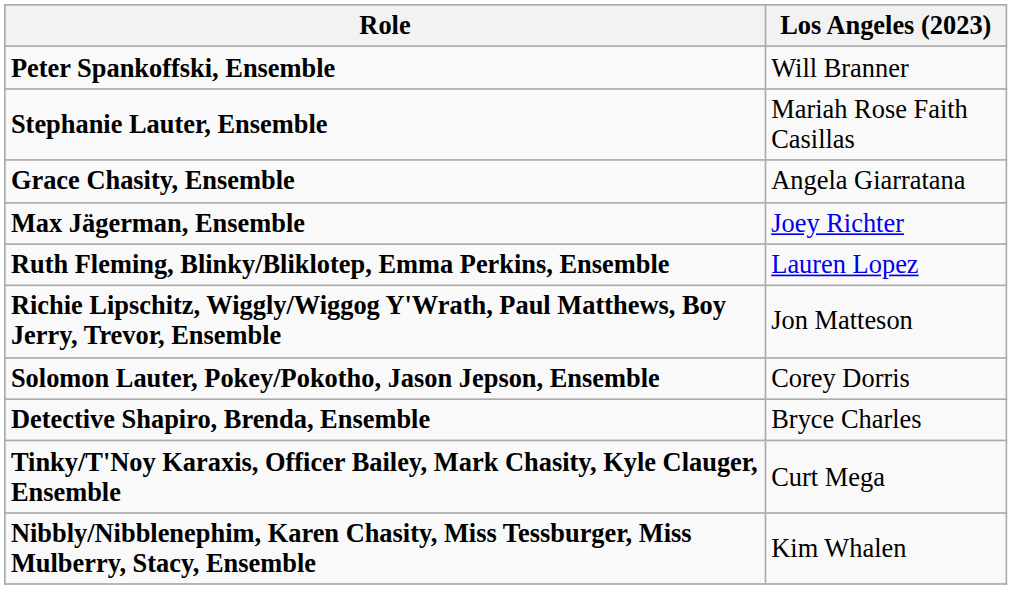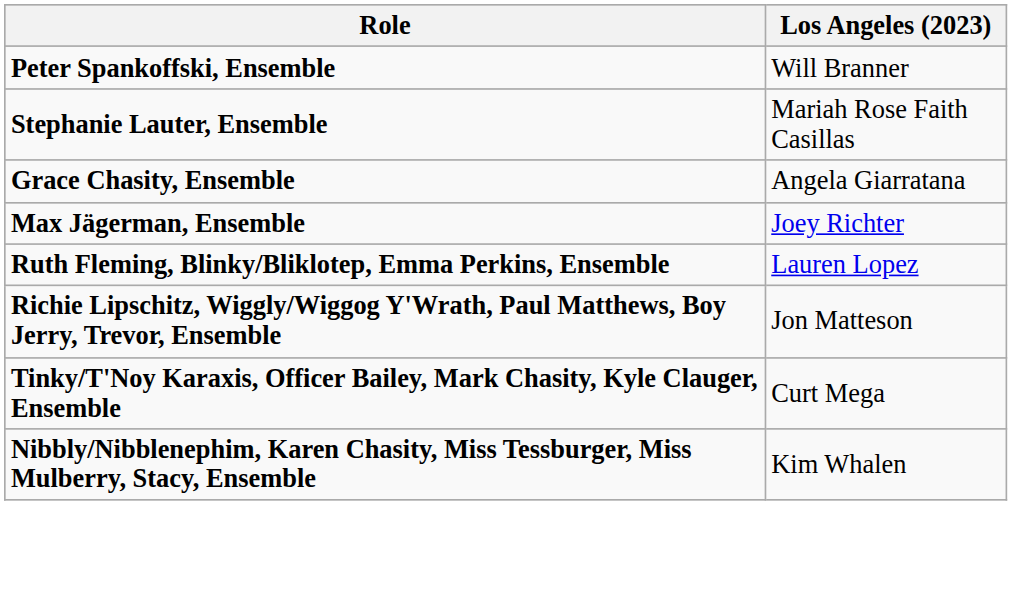- row: (335, 377)
- row: (221, 419)
